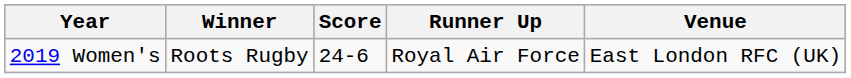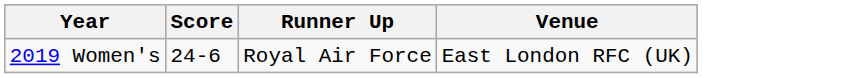- column: (240, 22)
